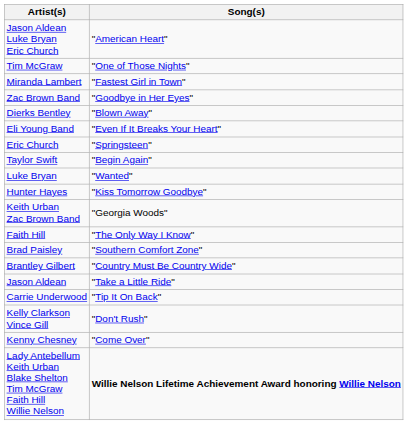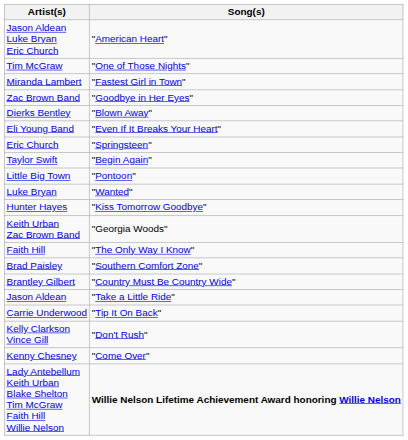+ row: (38, 176)
